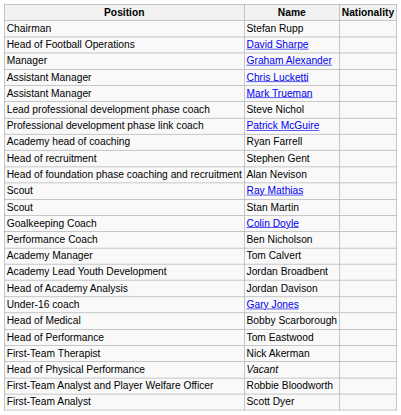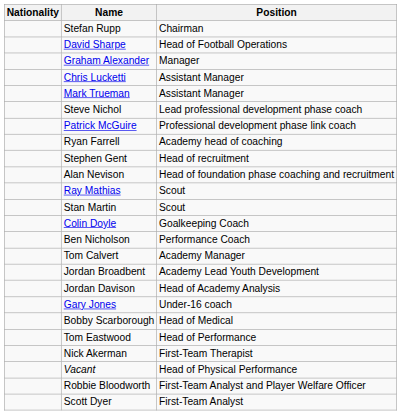columns swapped: (124, 12) <-> (368, 12)
